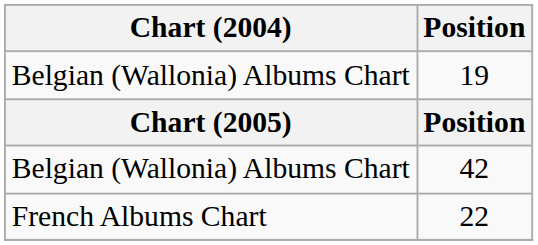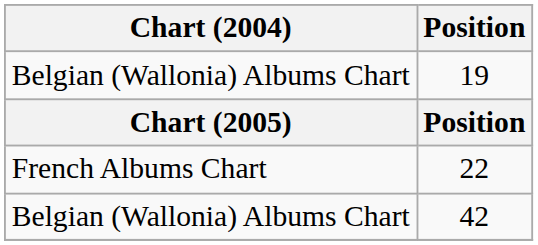rows swapped: (474, 168) <-> (474, 215)
